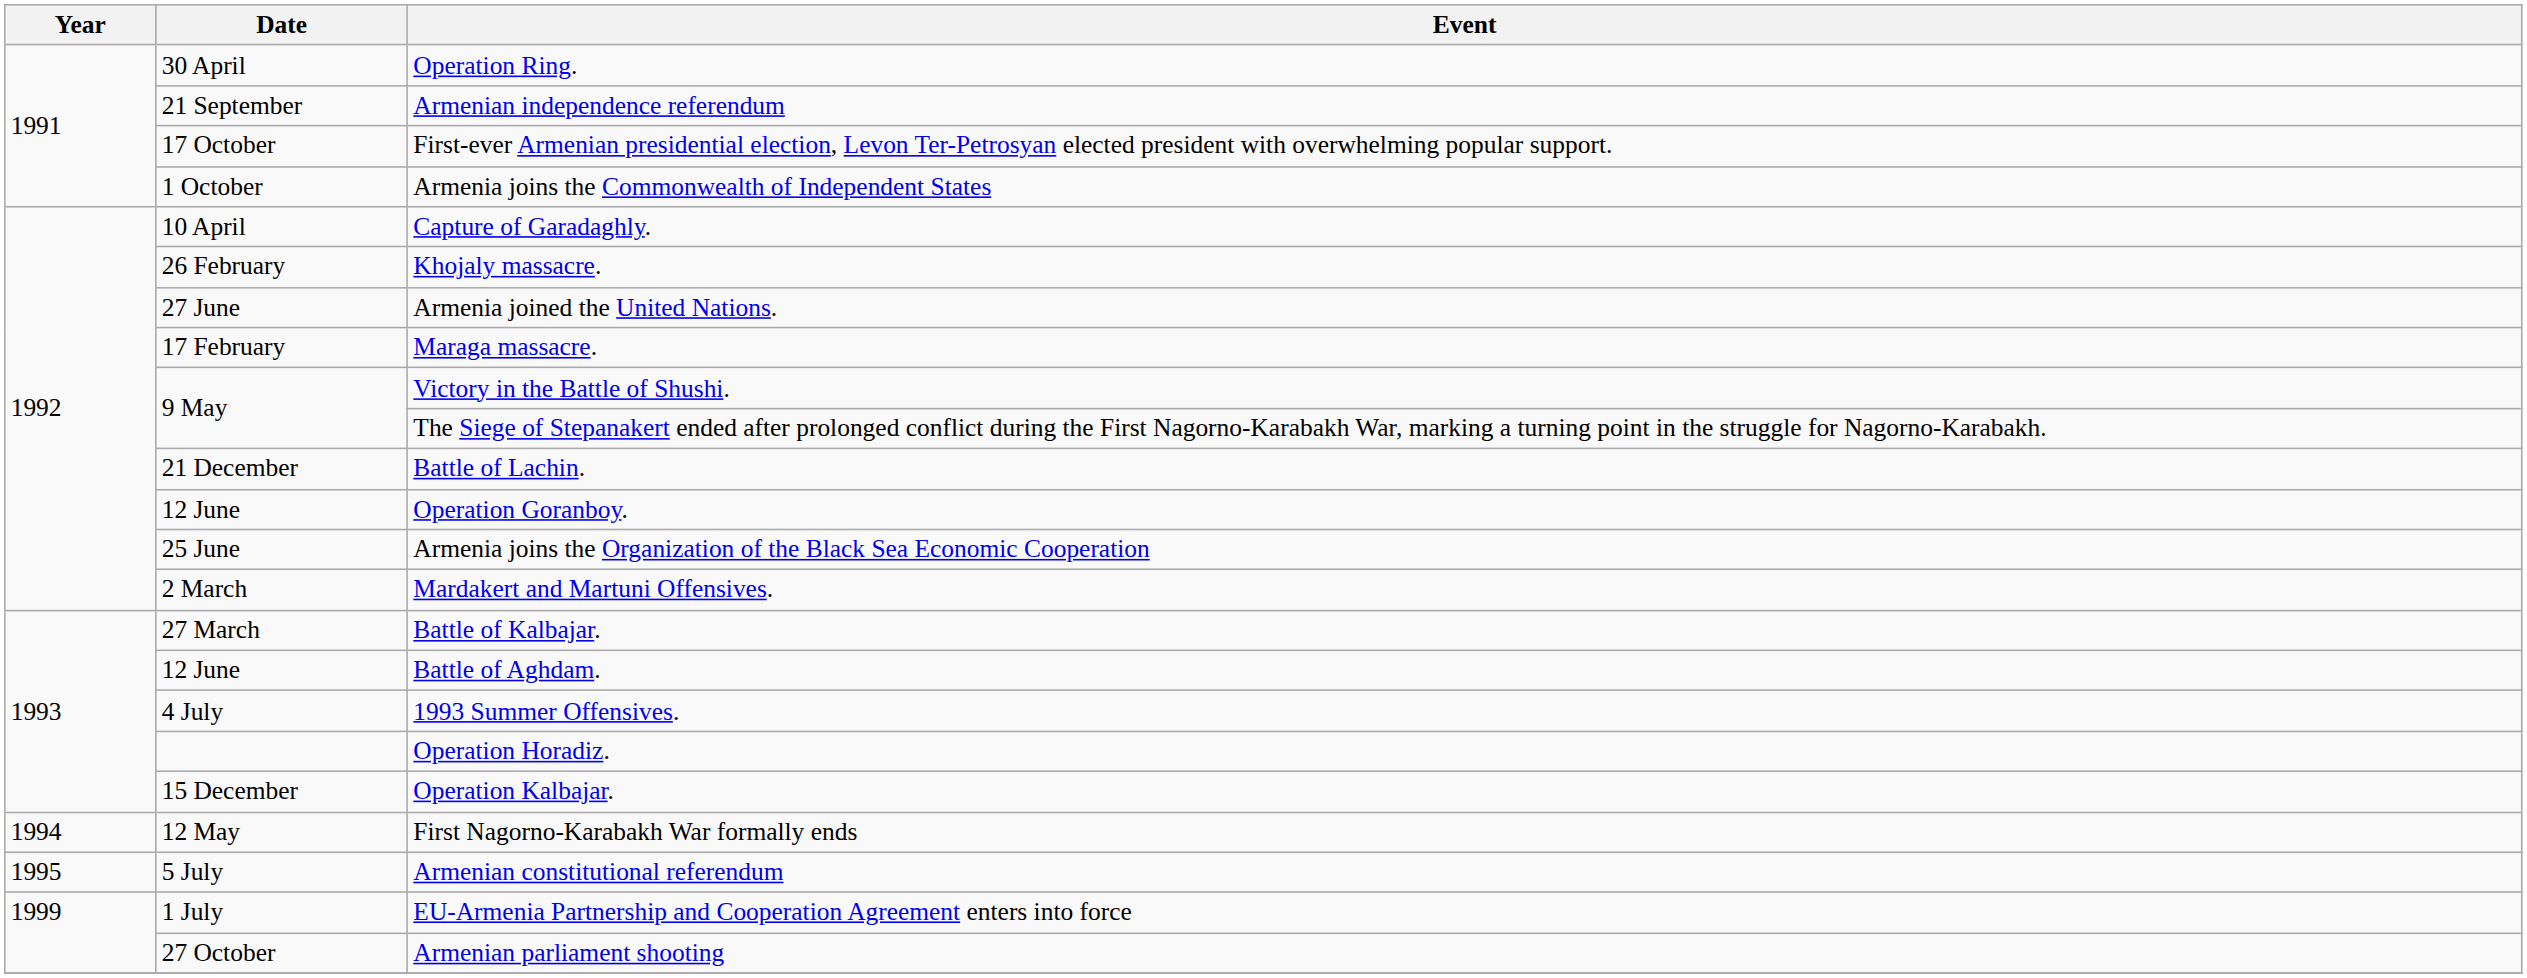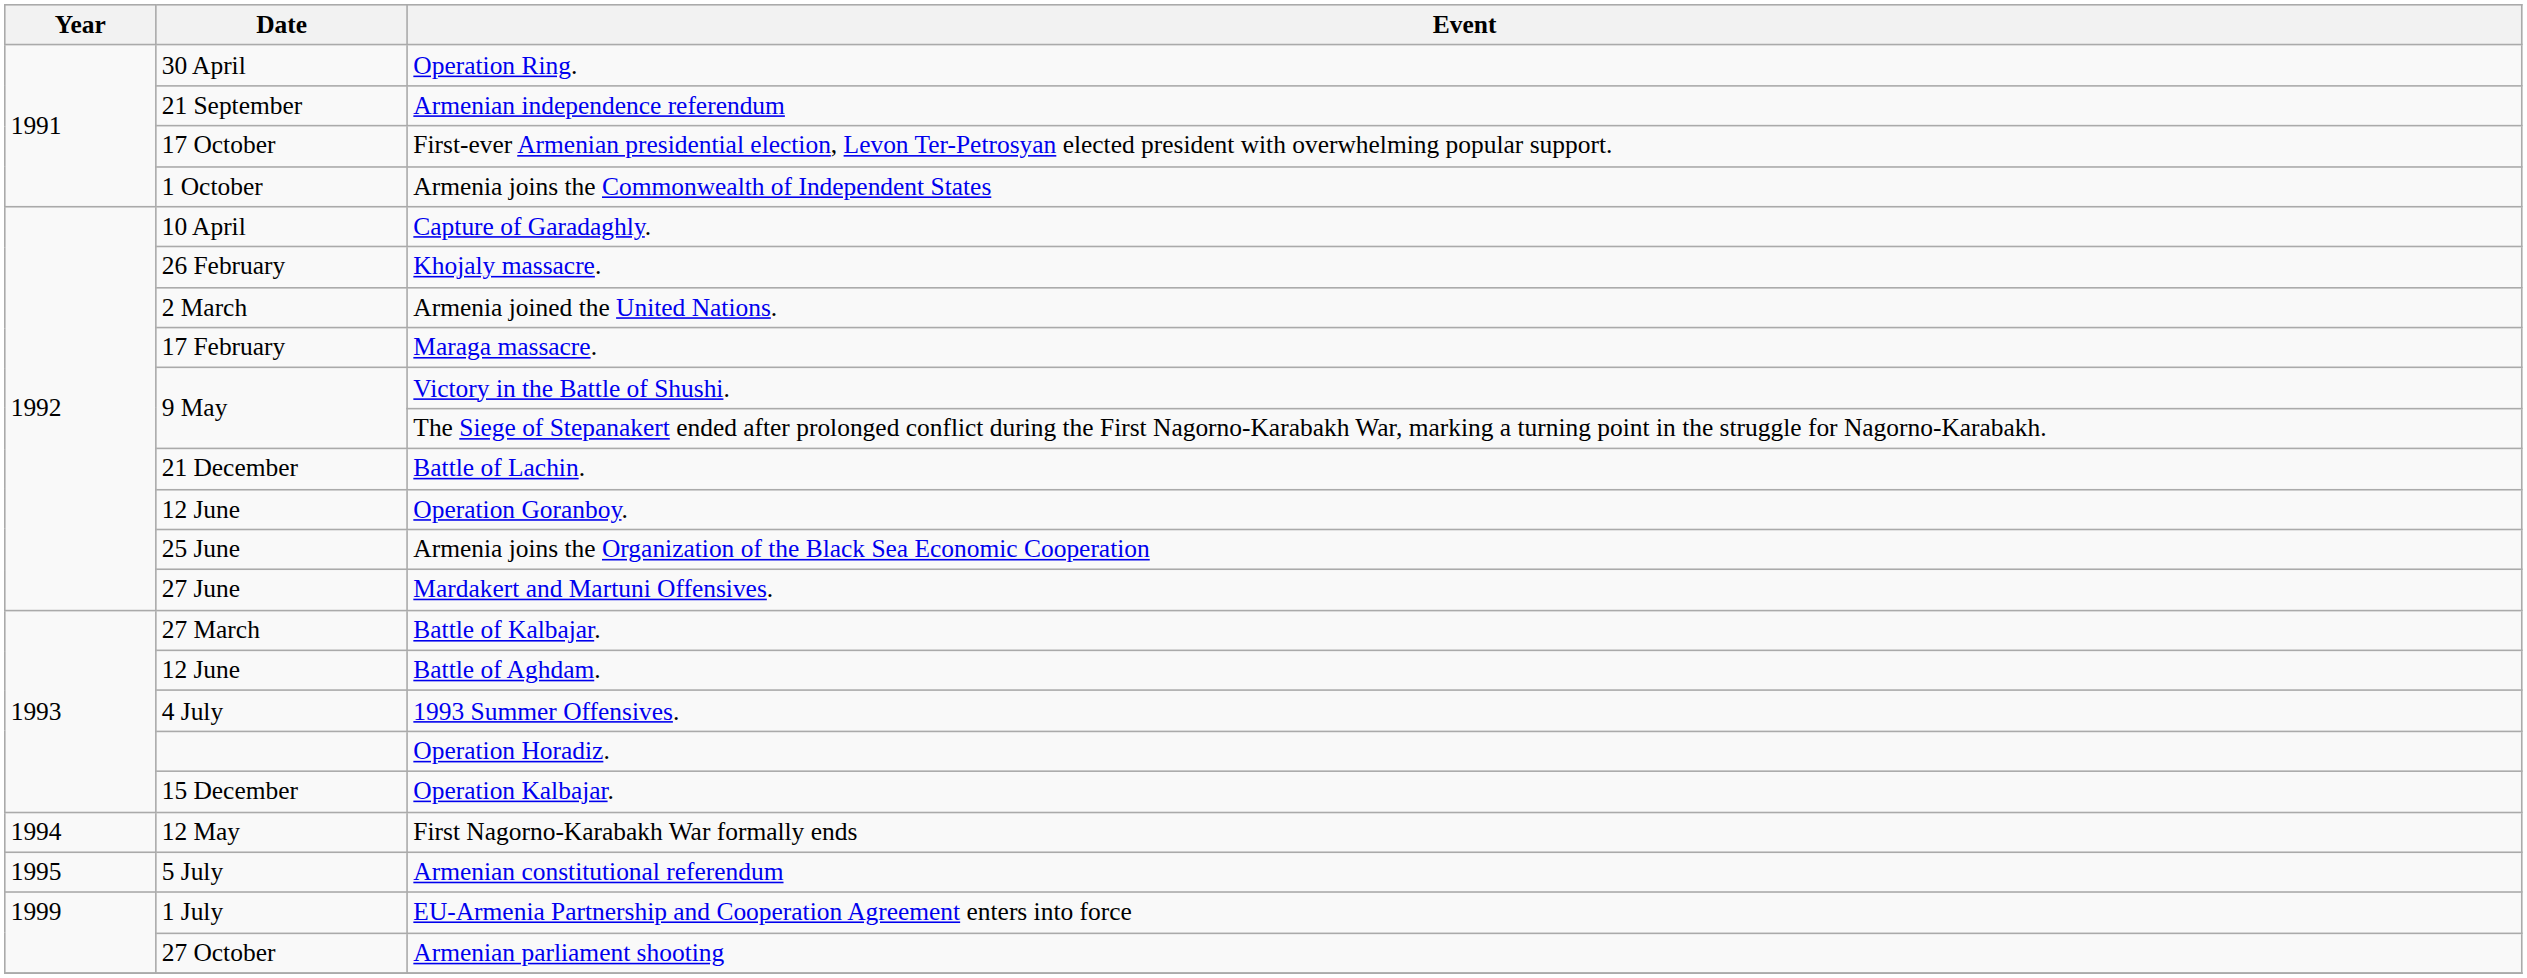(201, 307) 27 June -> (204, 307) 2 March
(204, 589) 2 March -> (201, 589) 27 June
